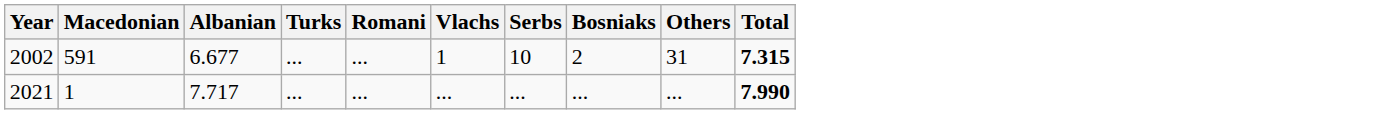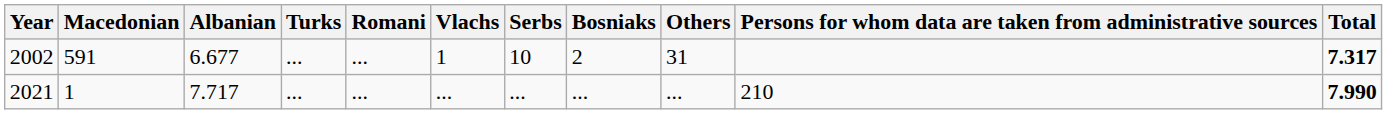+ column: (1029, 21)
(765, 56) 7.315 -> (1352, 56) 7.317
